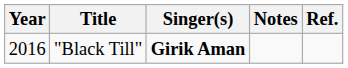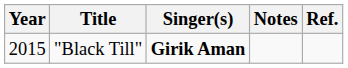(27, 48) 2016 -> (27, 48) 2015
